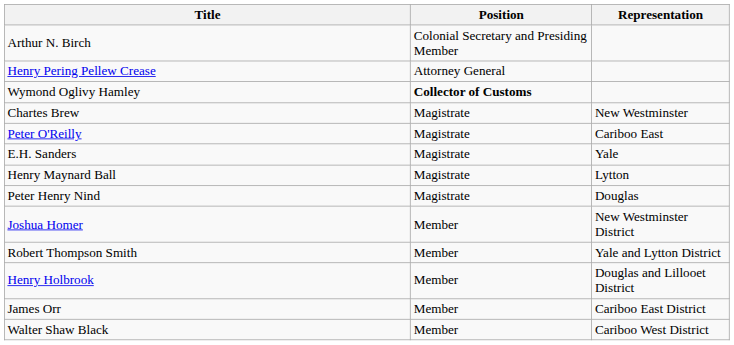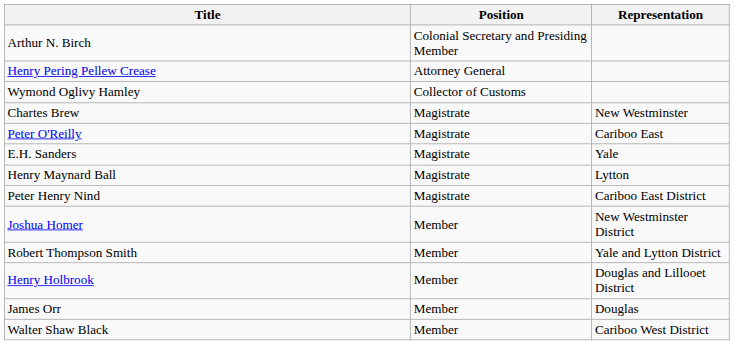(473, 92) bold -> (470, 92) normal
(617, 196) Douglas -> (650, 196) Cariboo East District
(650, 308) Cariboo East District -> (617, 308) Douglas
